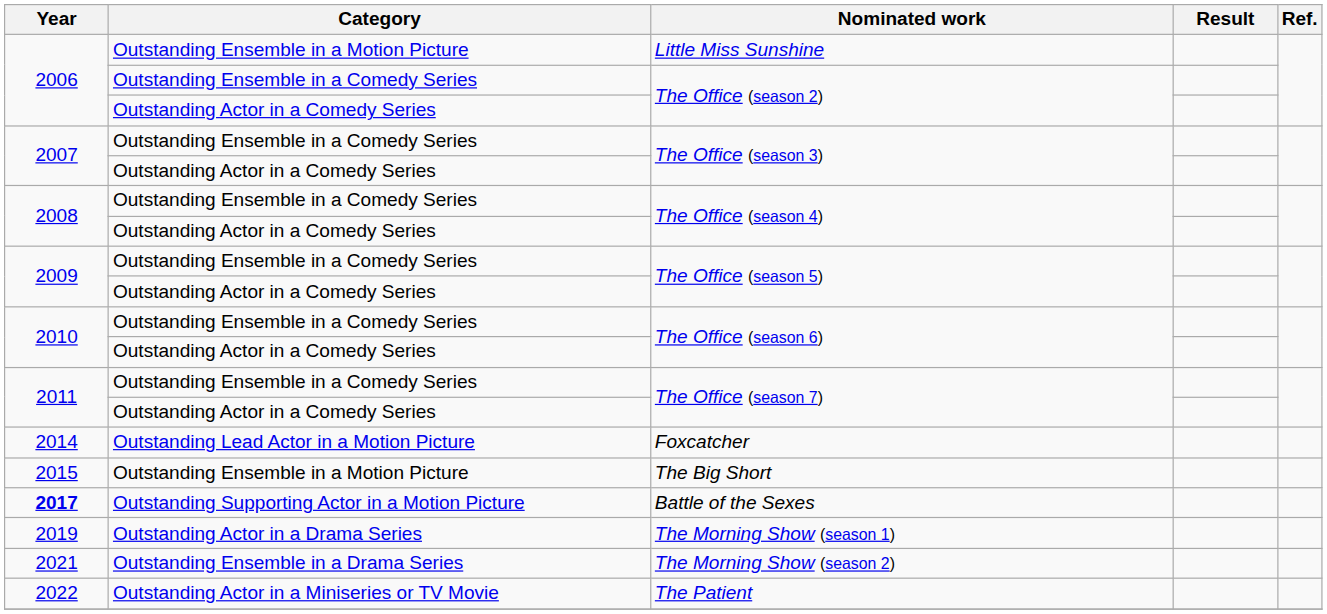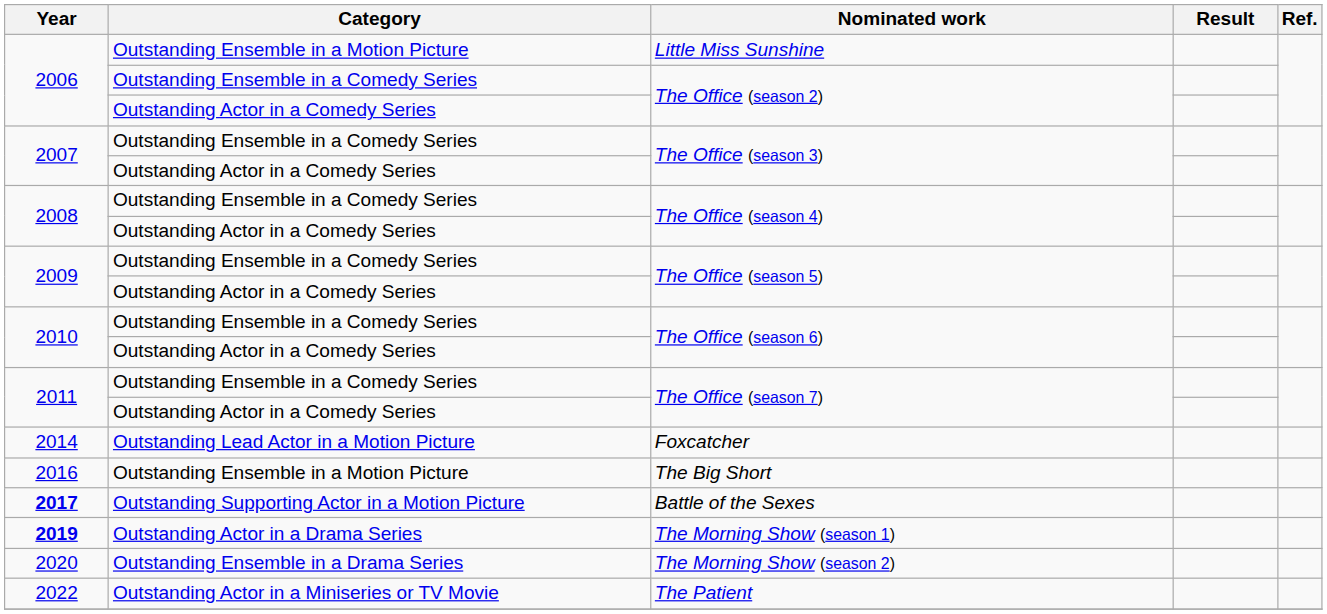(57, 472) 2015 -> (57, 472) 2016
(57, 532) normal -> (57, 532) bold
(57, 563) 2021 -> (57, 563) 2020
